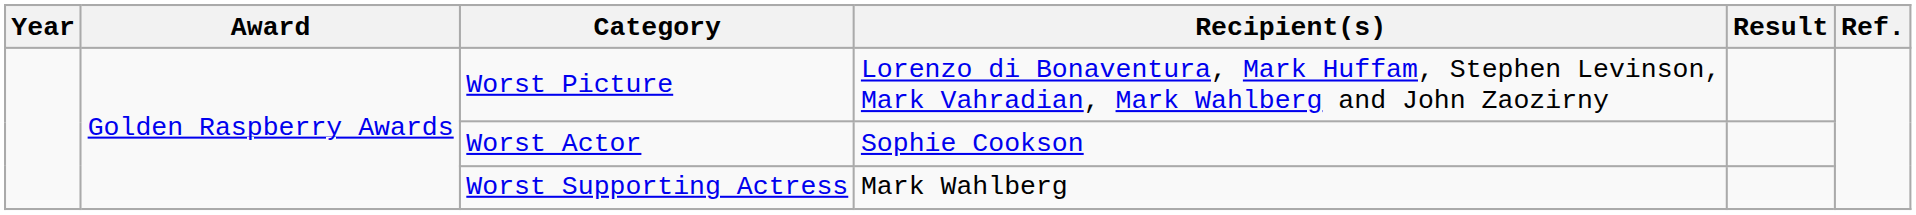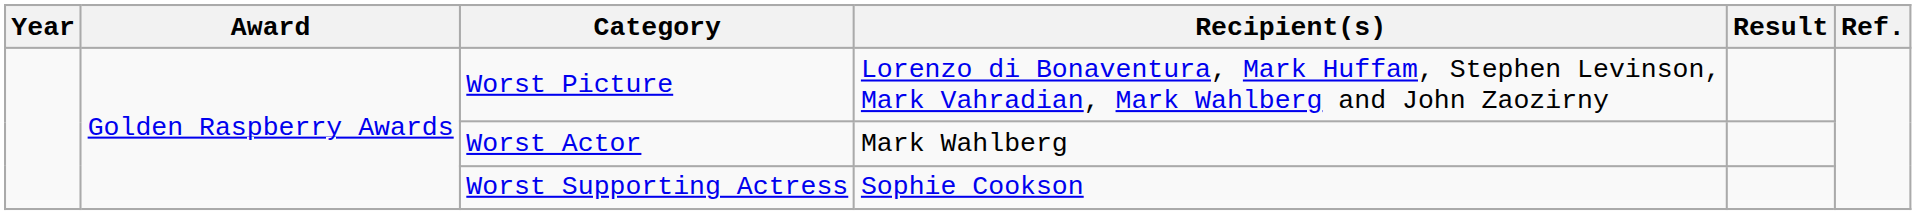(972, 144) Sophie Cookson -> (964, 144) Mark Wahlberg
(964, 187) Mark Wahlberg -> (972, 187) Sophie Cookson
